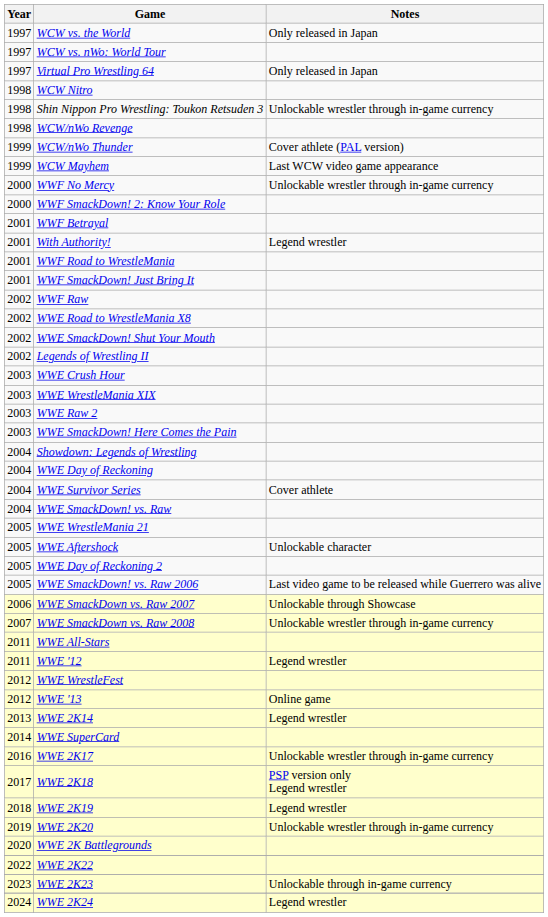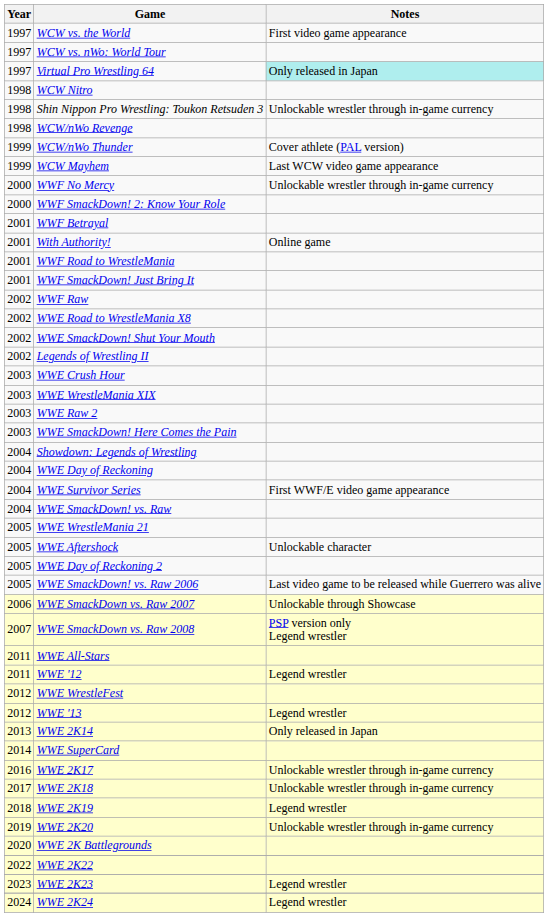(323, 33) Only released in Japan -> (338, 33) First video game appearance
(323, 71) no background -> (323, 71) paleturquoise background
(308, 242) Legend wrestler -> (300, 242) Online game
(301, 489) Cover athlete -> (359, 489) First WWF/E video game appearance
(381, 623) Unlockable wrestler through in-game currency -> (310, 629) PSP version only Legend wrestler
(300, 699) Online game -> (308, 712) Legend wrestler
(308, 718) Legend wrestler -> (323, 731) Only released in Japan
(310, 782) PSP version only Legend wrestler -> (381, 788) Unlockable wrestler through in-game currency
(360, 883) Unlockable through in-game currency -> (308, 883) Legend wrestler
